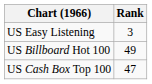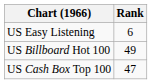(130, 32) 3 -> (130, 32) 6
